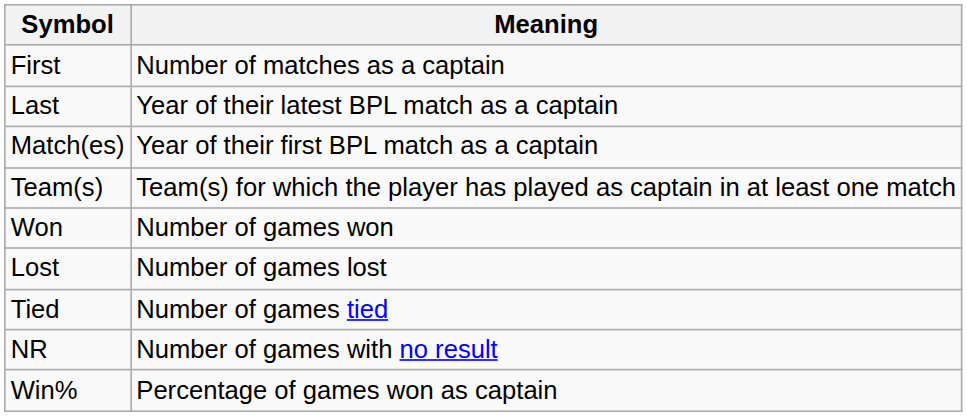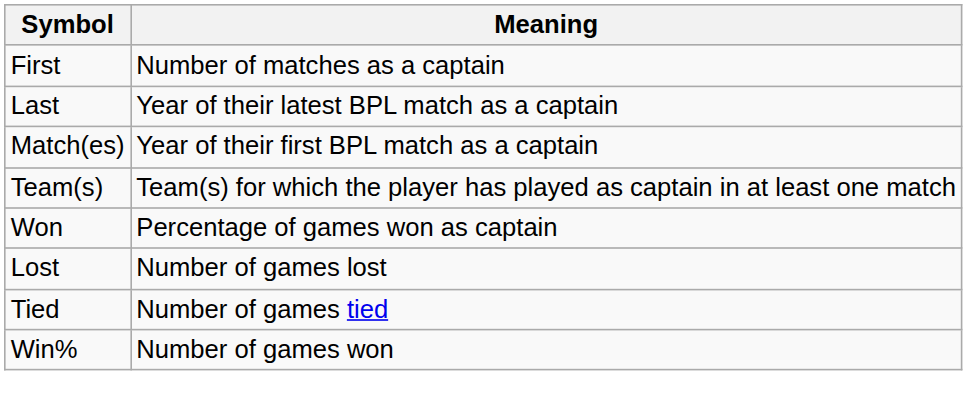(265, 227) Number of games won -> (347, 227) Percentage of games won as captain
- row: (29, 349)
(347, 390) Percentage of games won as captain -> (265, 349) Number of games won
